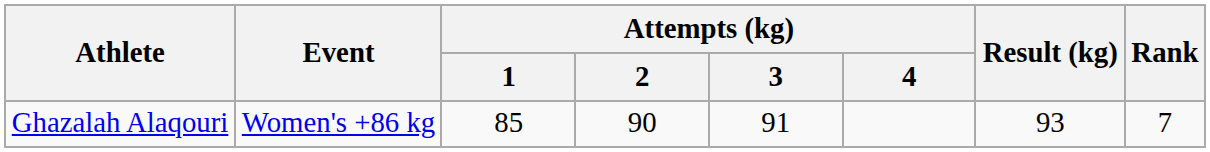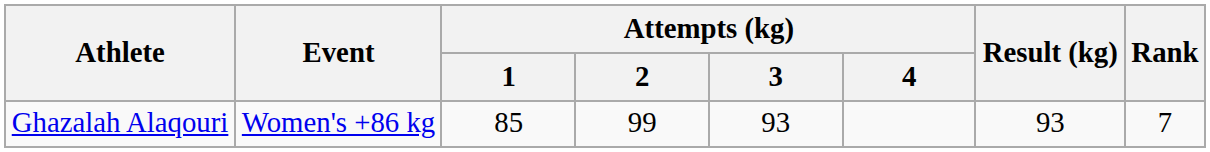(642, 123) 90 -> (642, 123) 99
(776, 123) 91 -> (776, 123) 93
